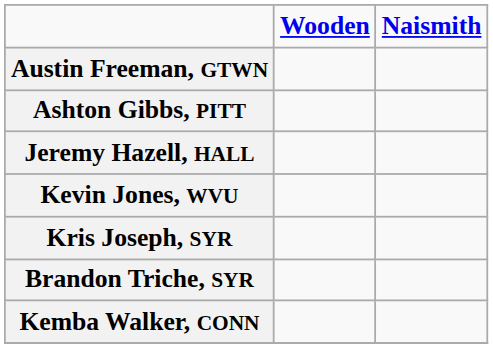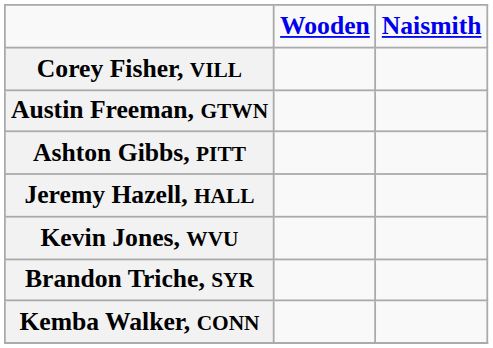+ row: (139, 68)
- row: (139, 237)
